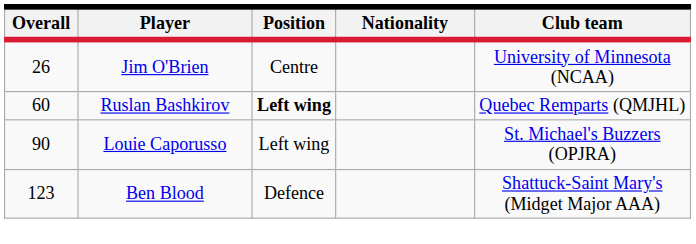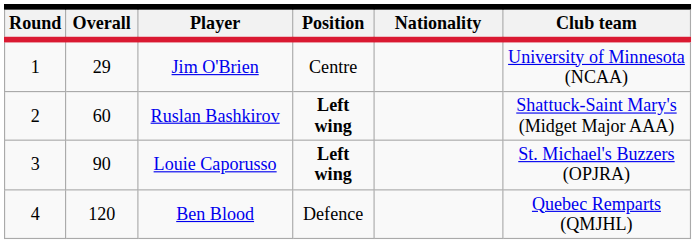+ column: (35, 23)
(41, 66) 26 -> (102, 66) 29
(582, 105) Quebec Remparts (QMJHL) -> (596, 115) Shattuck-Saint Mary's (Midget Major AAA)
(294, 144) normal -> (333, 164) bold
(41, 193) 123 -> (102, 213) 120
(582, 193) Shattuck-Saint Mary's (Midget Major AAA) -> (596, 213) Quebec Remparts (QMJHL)
